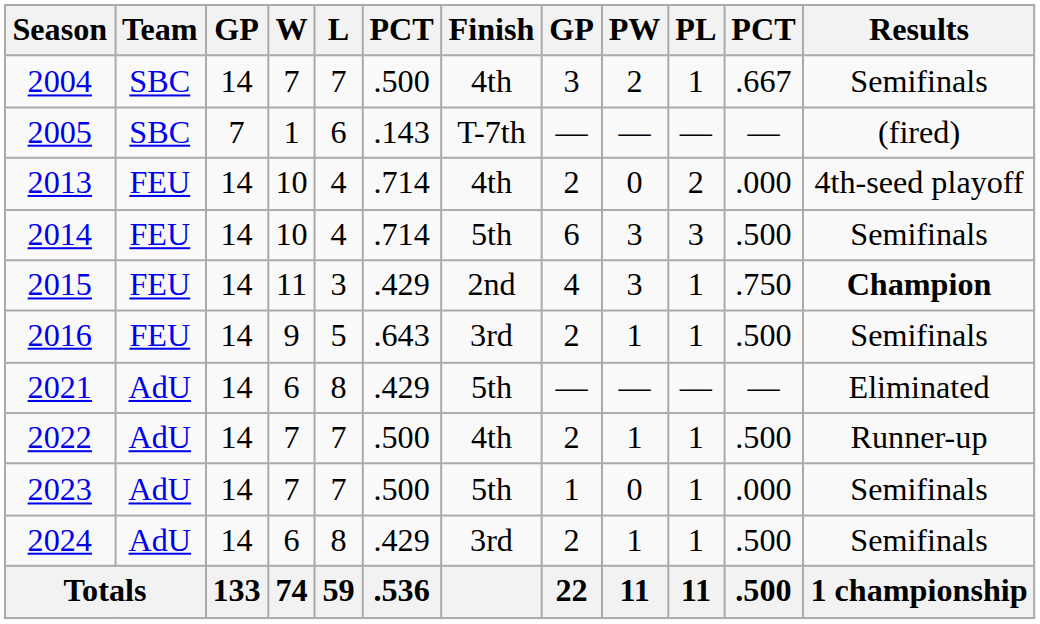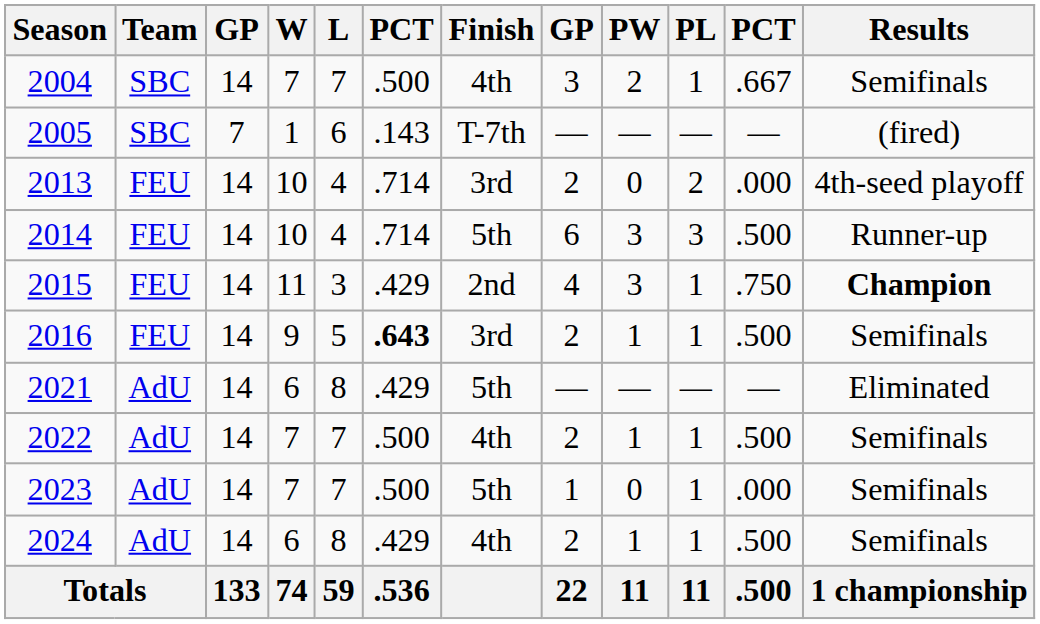(492, 183) 4th -> (492, 183) 3rd
(919, 234) Semifinals -> (919, 234) Runner-up
(402, 336) normal -> (402, 336) bold
(919, 438) Runner-up -> (919, 438) Semifinals
(492, 540) 3rd -> (492, 540) 4th
